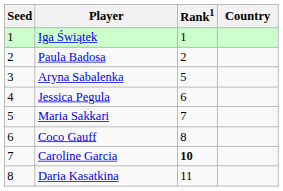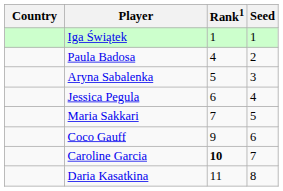columns swapped: (248, 16) <-> (20, 16)
(183, 57) 2 -> (213, 57) 4
(183, 136) 8 -> (213, 136) 9
